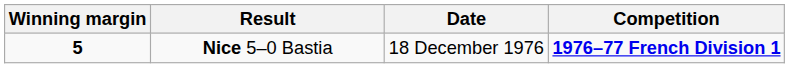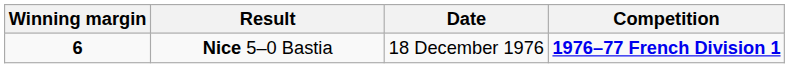(78, 47) 5 -> (78, 47) 6
